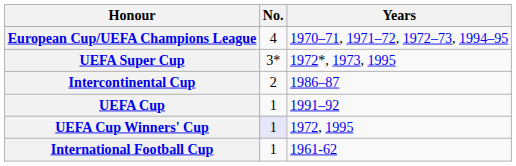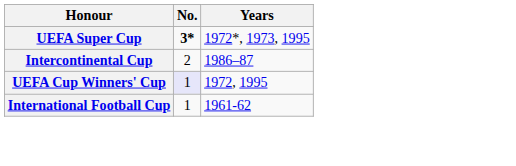- row: (132, 37)
(273, 60) normal -> (187, 37) bold
- row: (132, 104)
